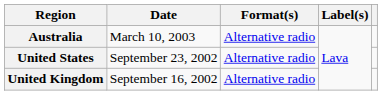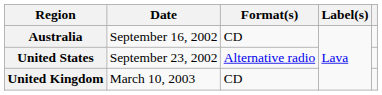(152, 36) March 10, 2003 -> (164, 36) September 16, 2002
(269, 36) Alternative radio -> (233, 36) CD
(164, 79) September 16, 2002 -> (152, 79) March 10, 2003
(269, 79) Alternative radio -> (233, 79) CD
